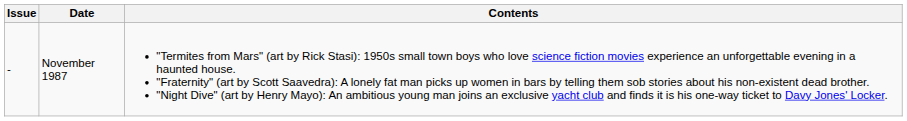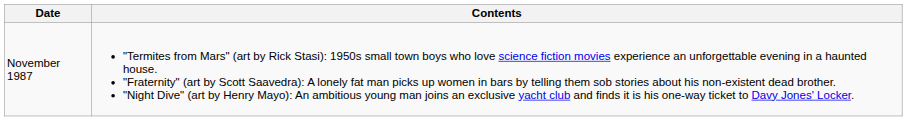- column: (22, 13)
